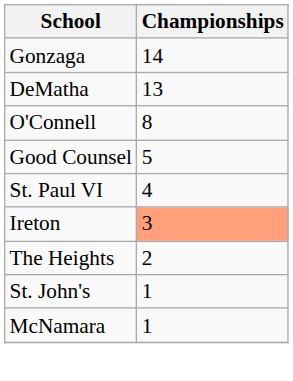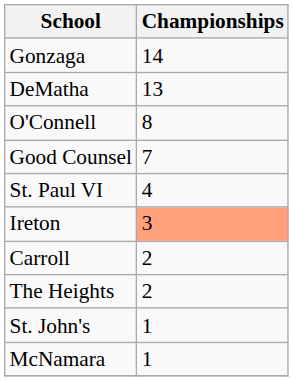(147, 156) 5 -> (147, 156) 7
+ row: (40, 257)
